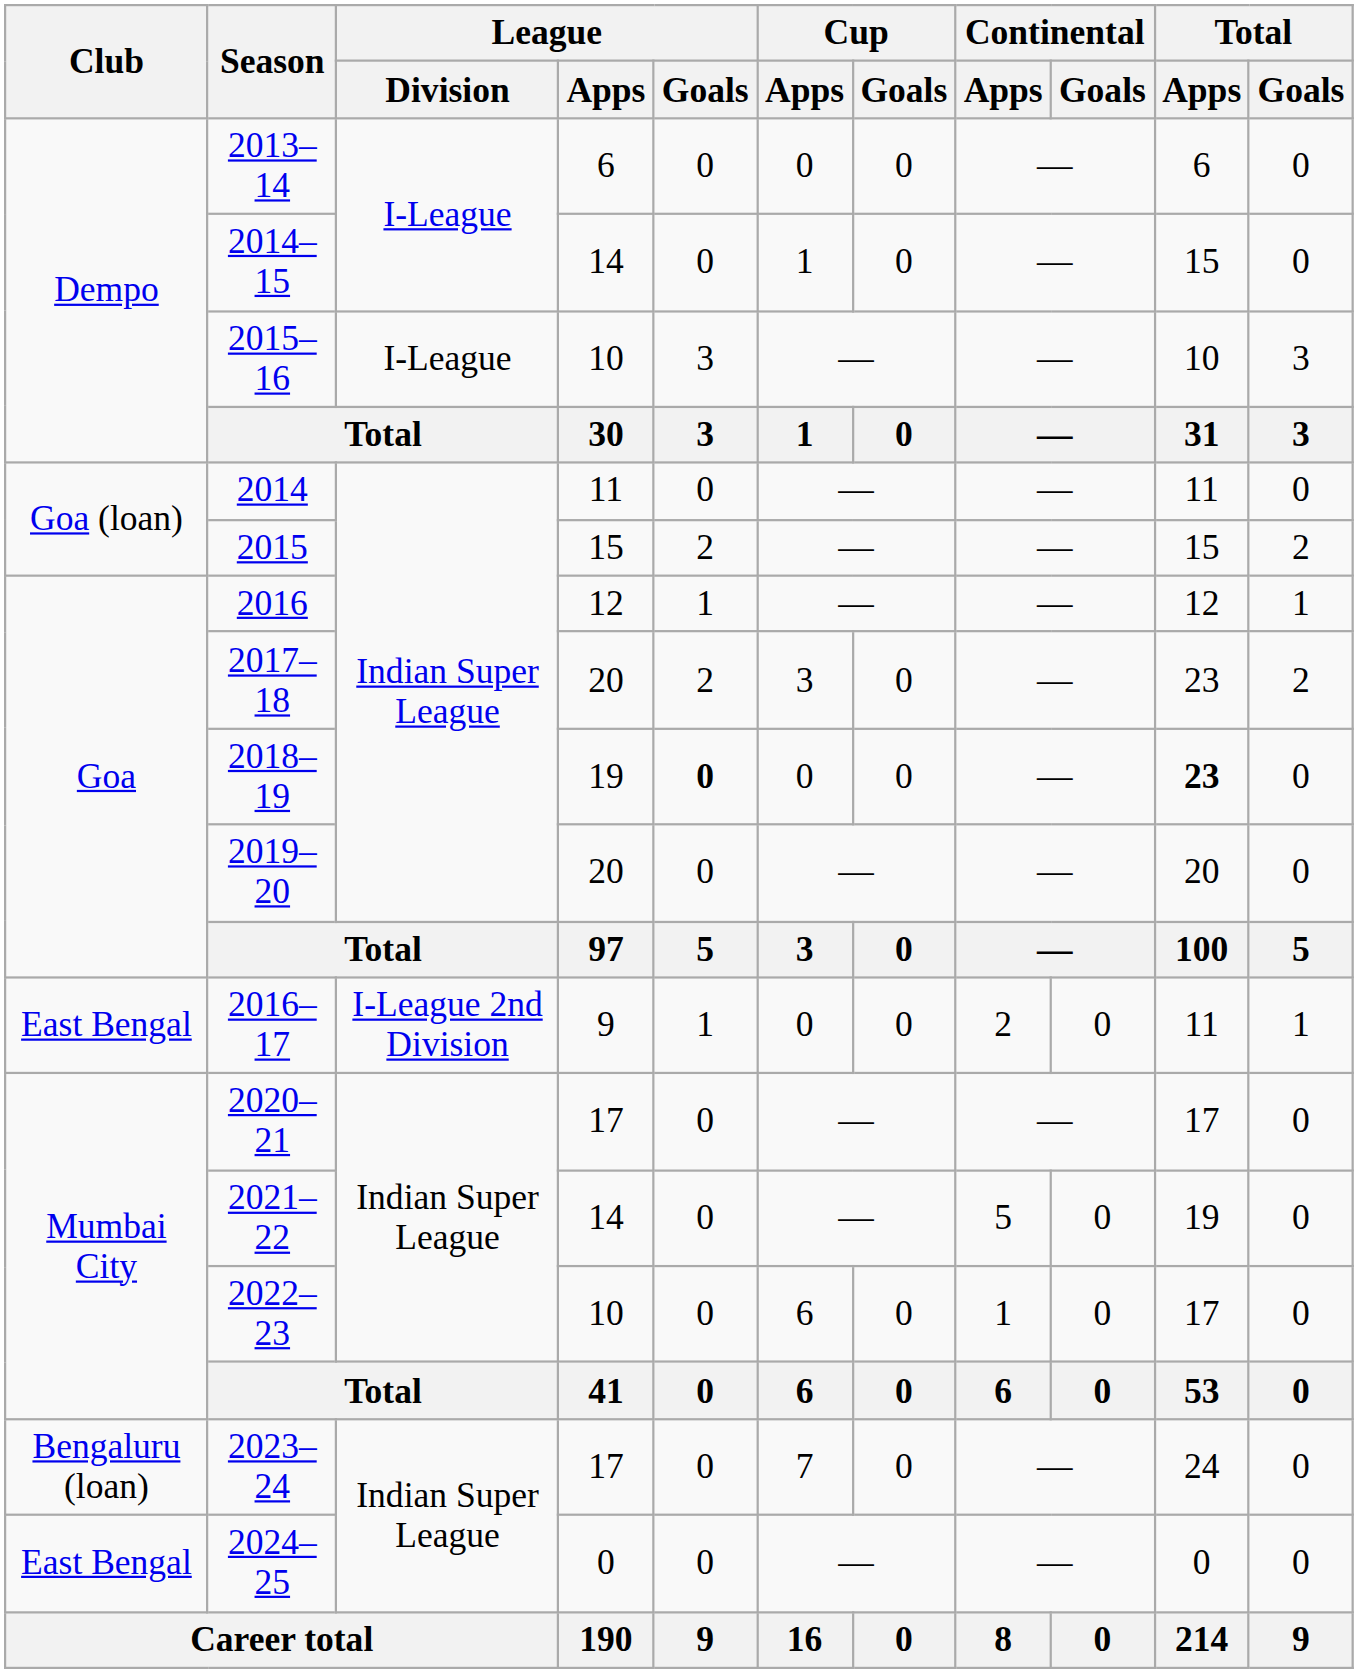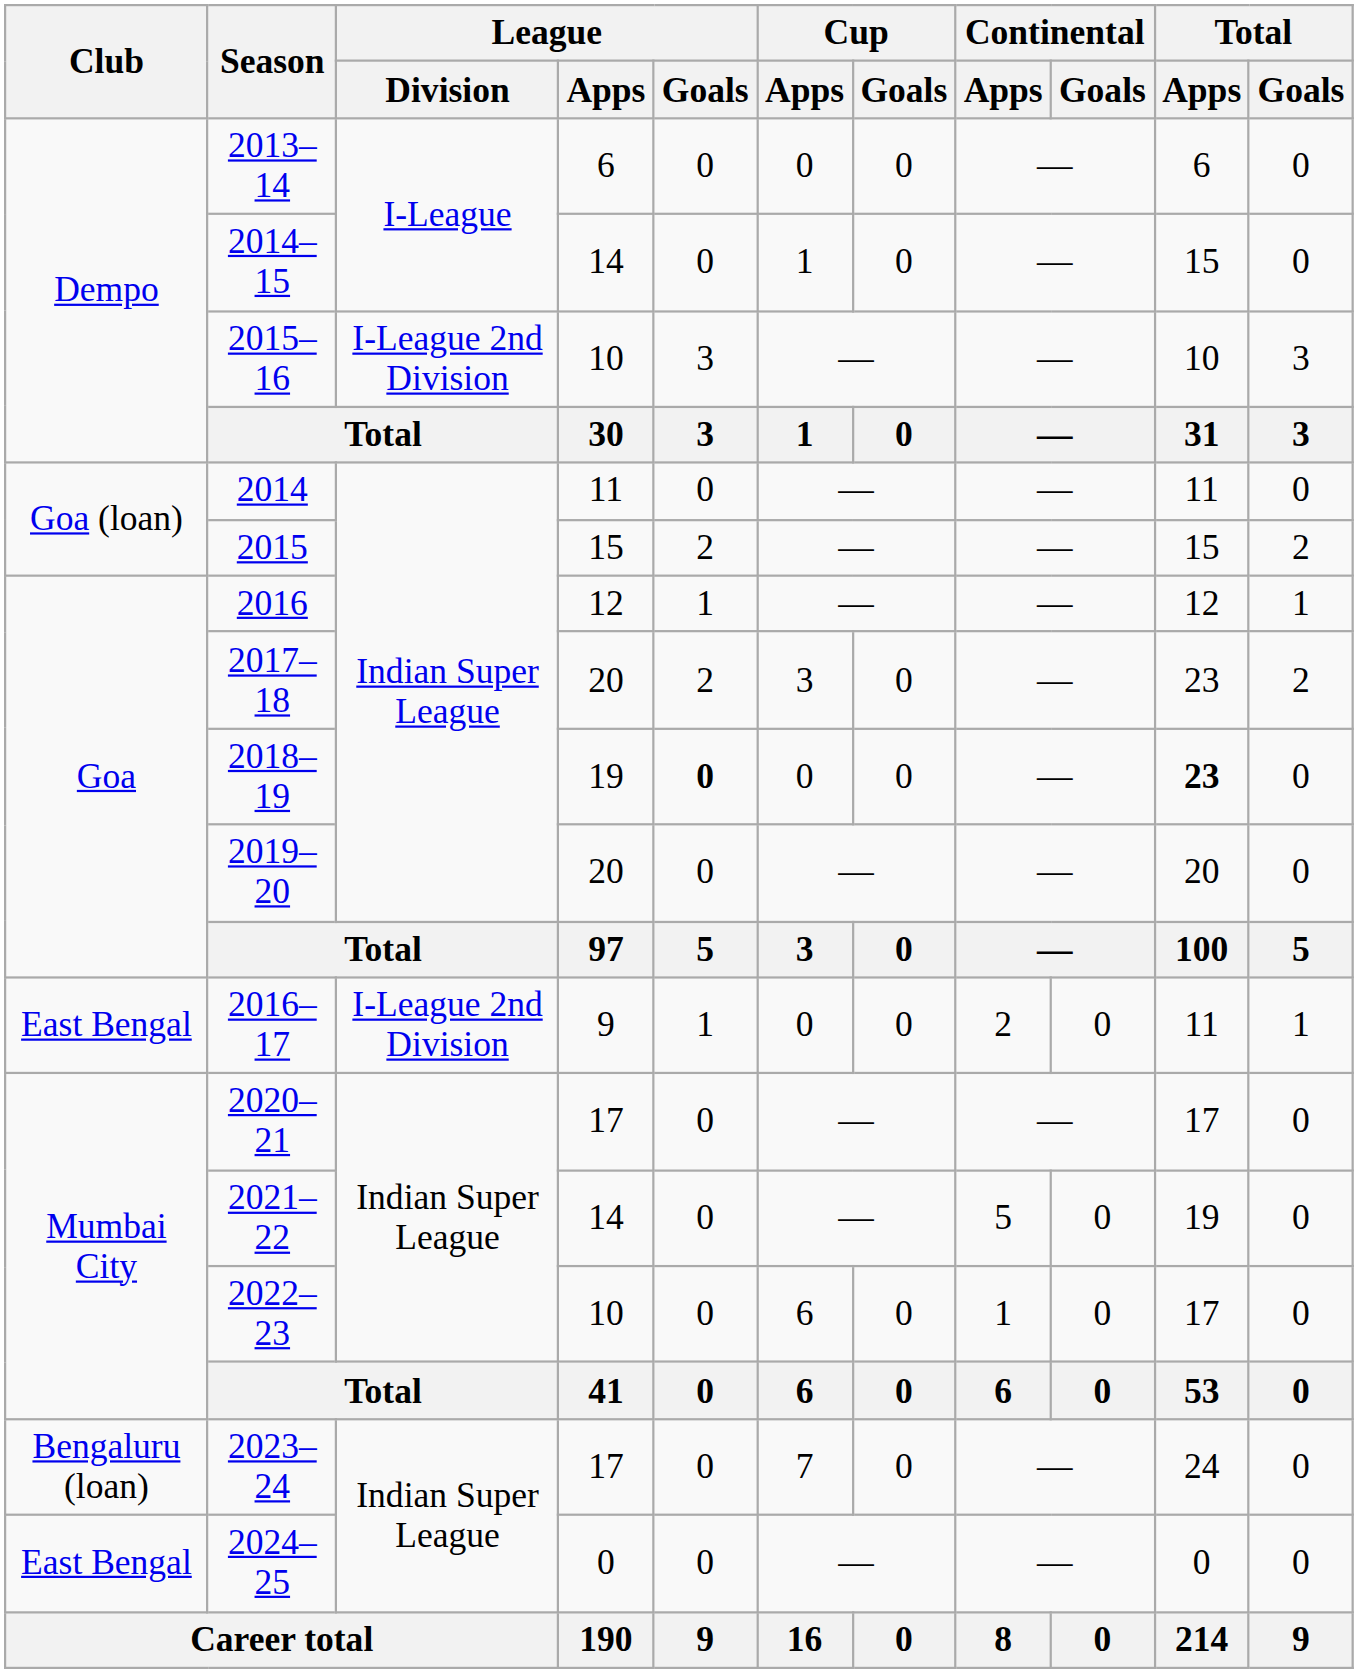(448, 357) I-League -> (448, 357) I-League 2nd Division
